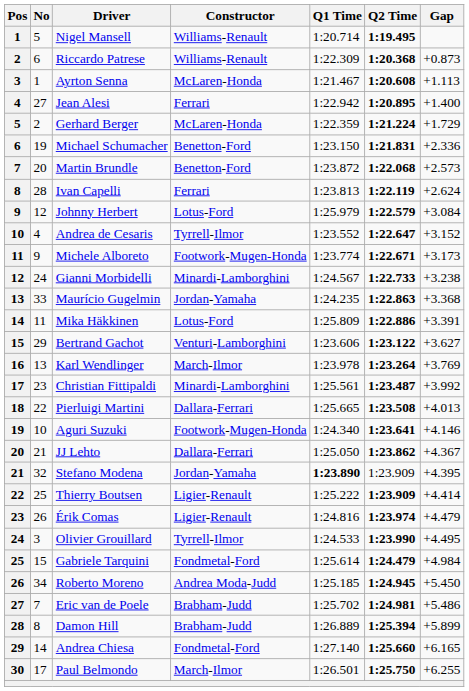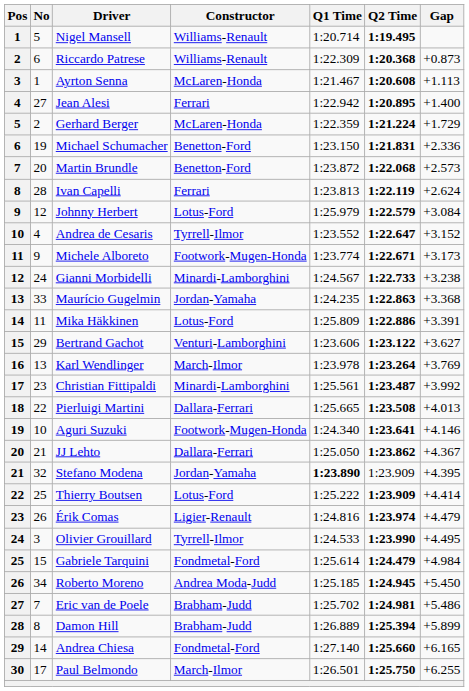(213, 495) Ligier-Renault -> (204, 495) Lotus-Ford
